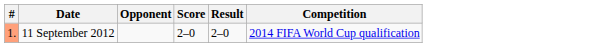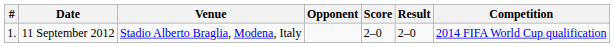+ column: (211, 14)
(12, 33) lightsalmon background -> (12, 33) no background
